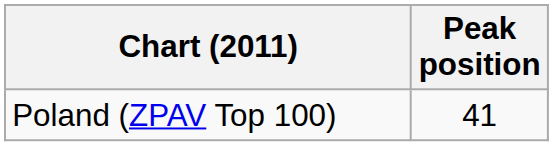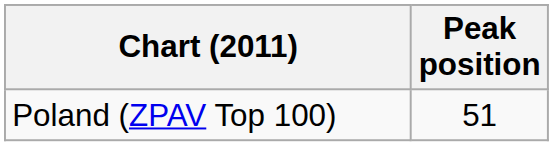(480, 114) 41 -> (480, 114) 51
